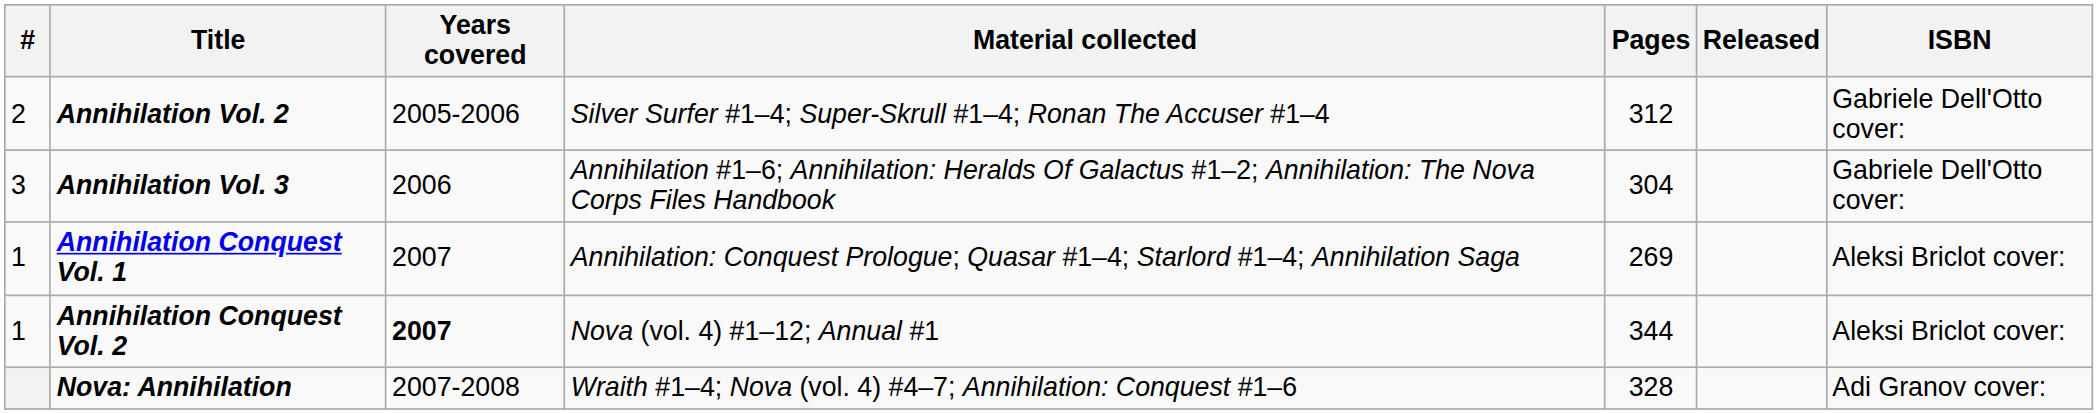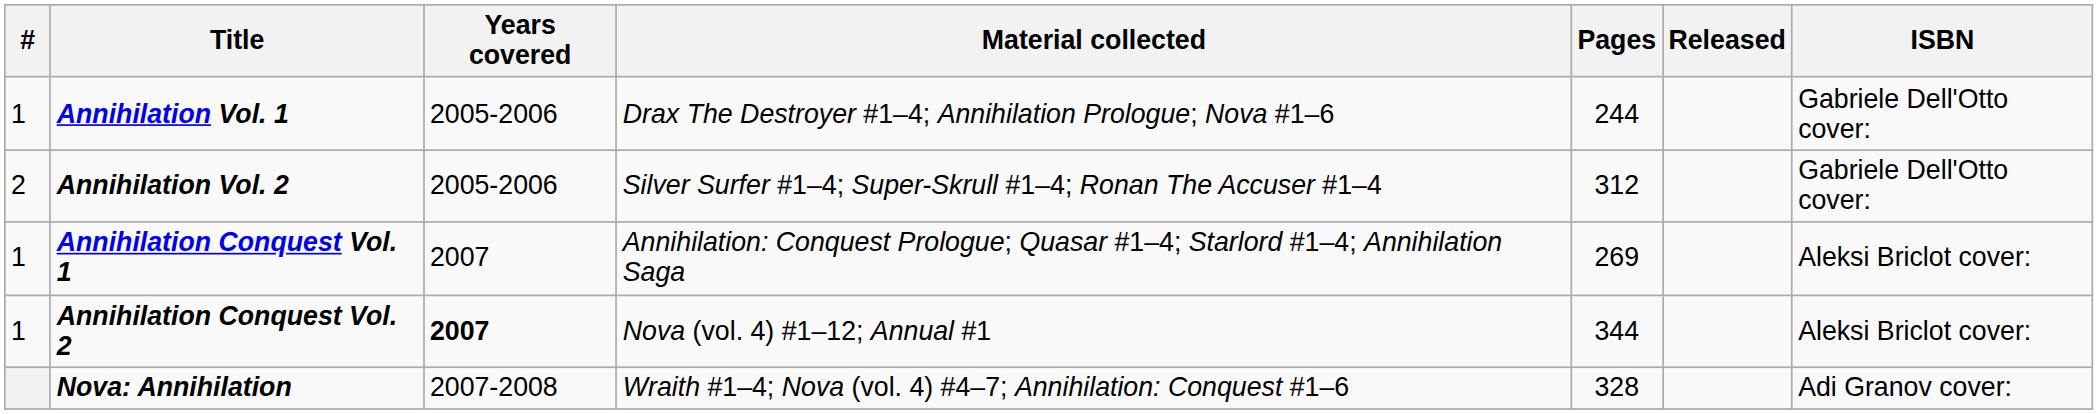+ row: (173, 113)
- row: (173, 185)
